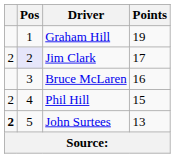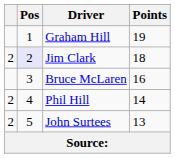(139, 57) 17 -> (139, 57) 18
(139, 100) 15 -> (139, 100) 14
(11, 121) bold -> (11, 121) normal
